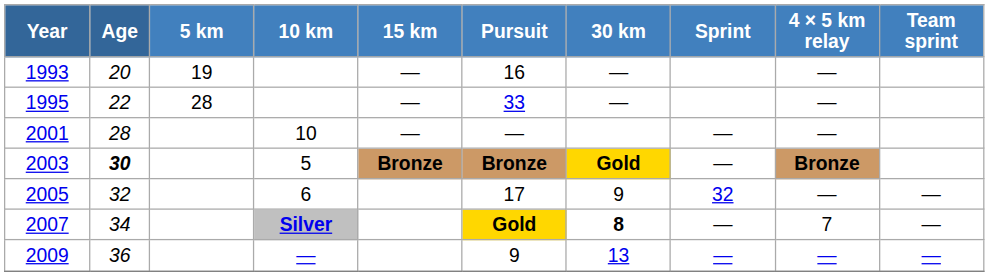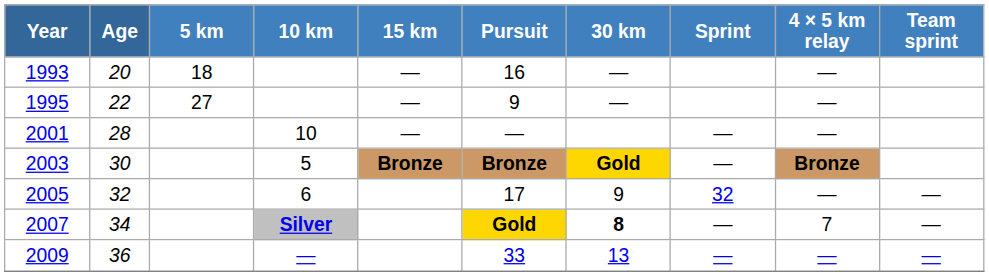(202, 72) 19 -> (202, 72) 18
(202, 103) 28 -> (202, 103) 27
(514, 103) 33 -> (514, 103) 9
(120, 164) bold -> (120, 164) normal
(514, 256) 9 -> (514, 256) 33
